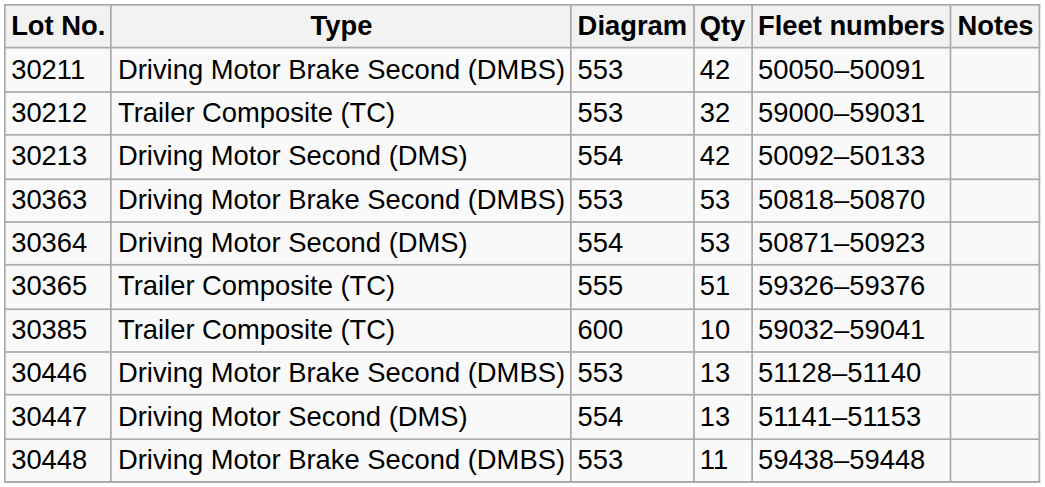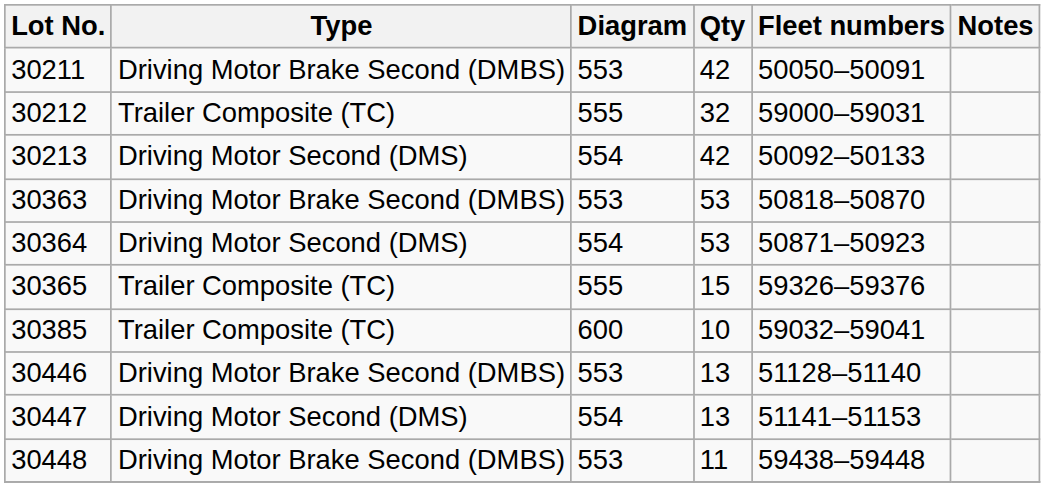(600, 112) 553 -> (600, 112) 555
(715, 286) 51 -> (715, 286) 15
